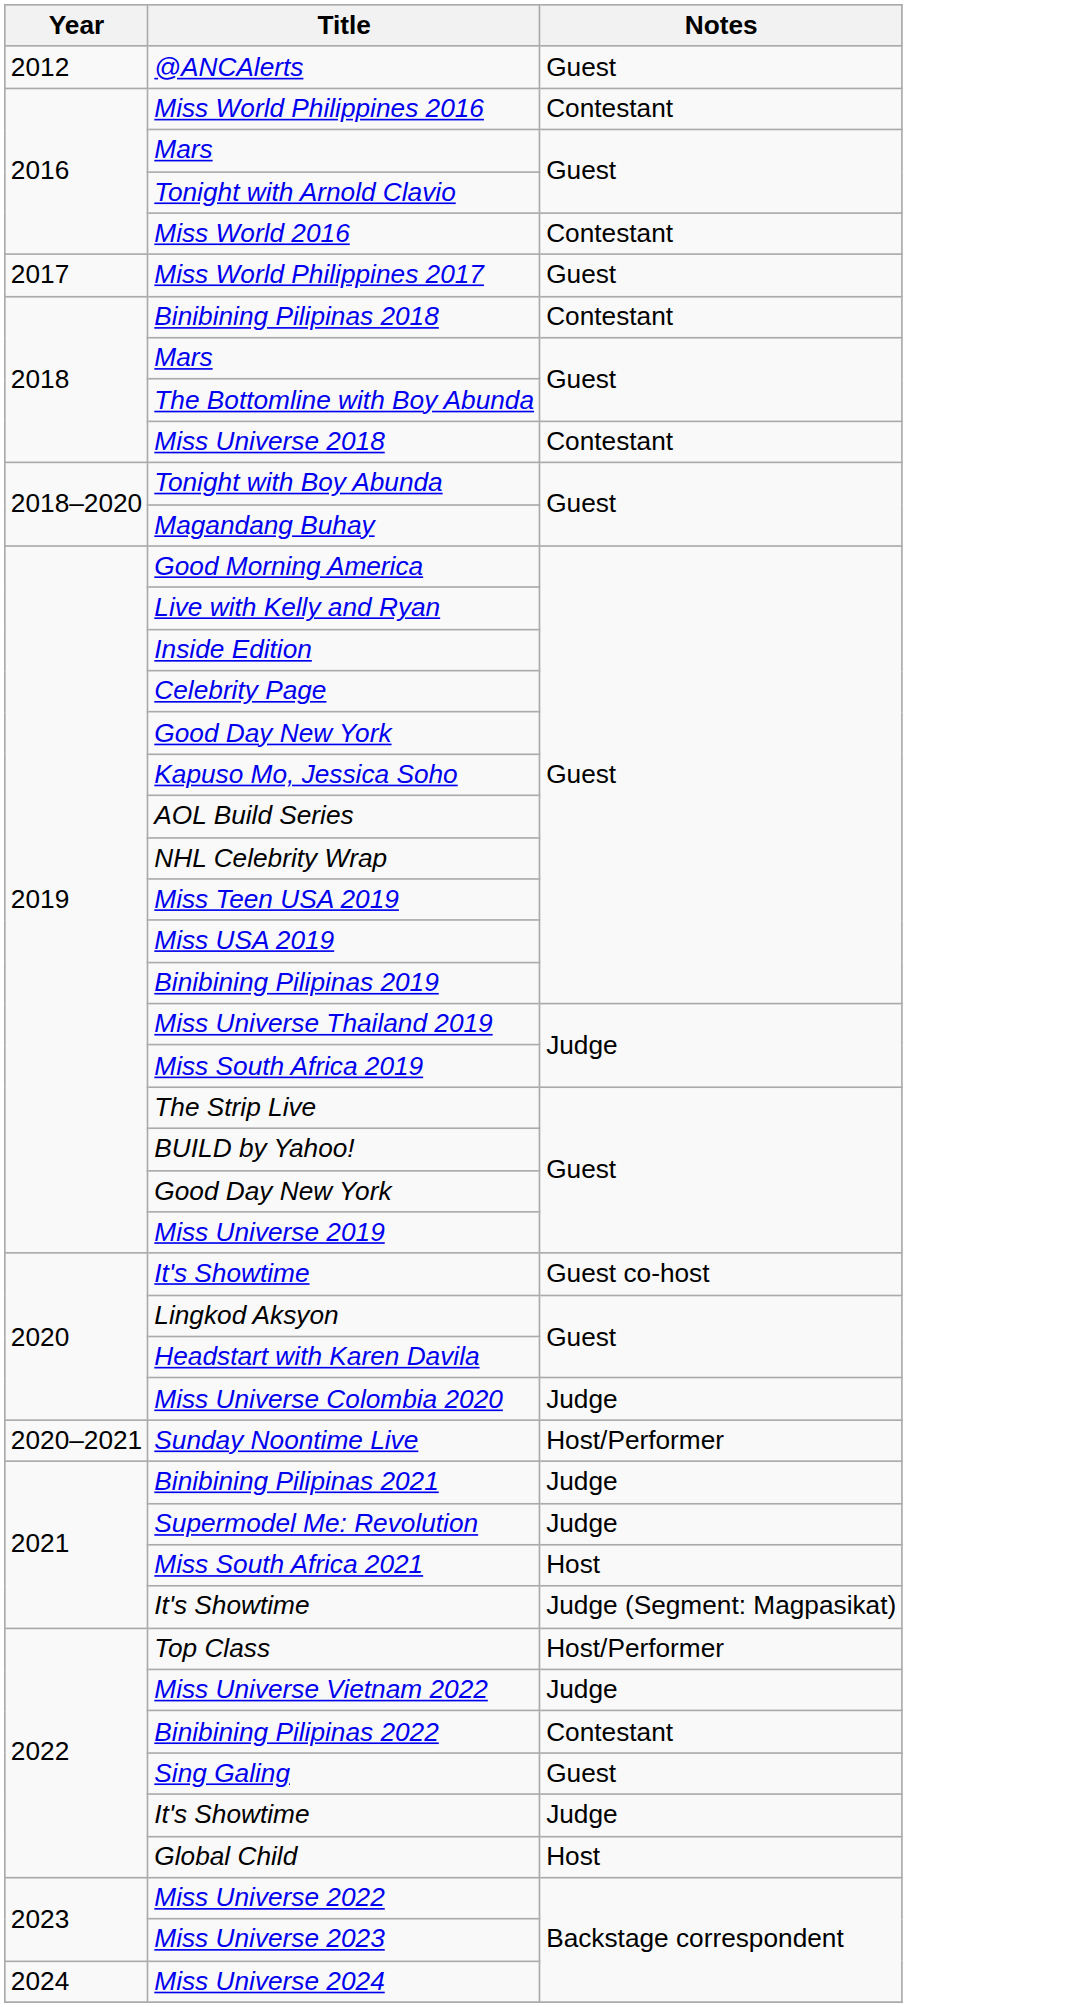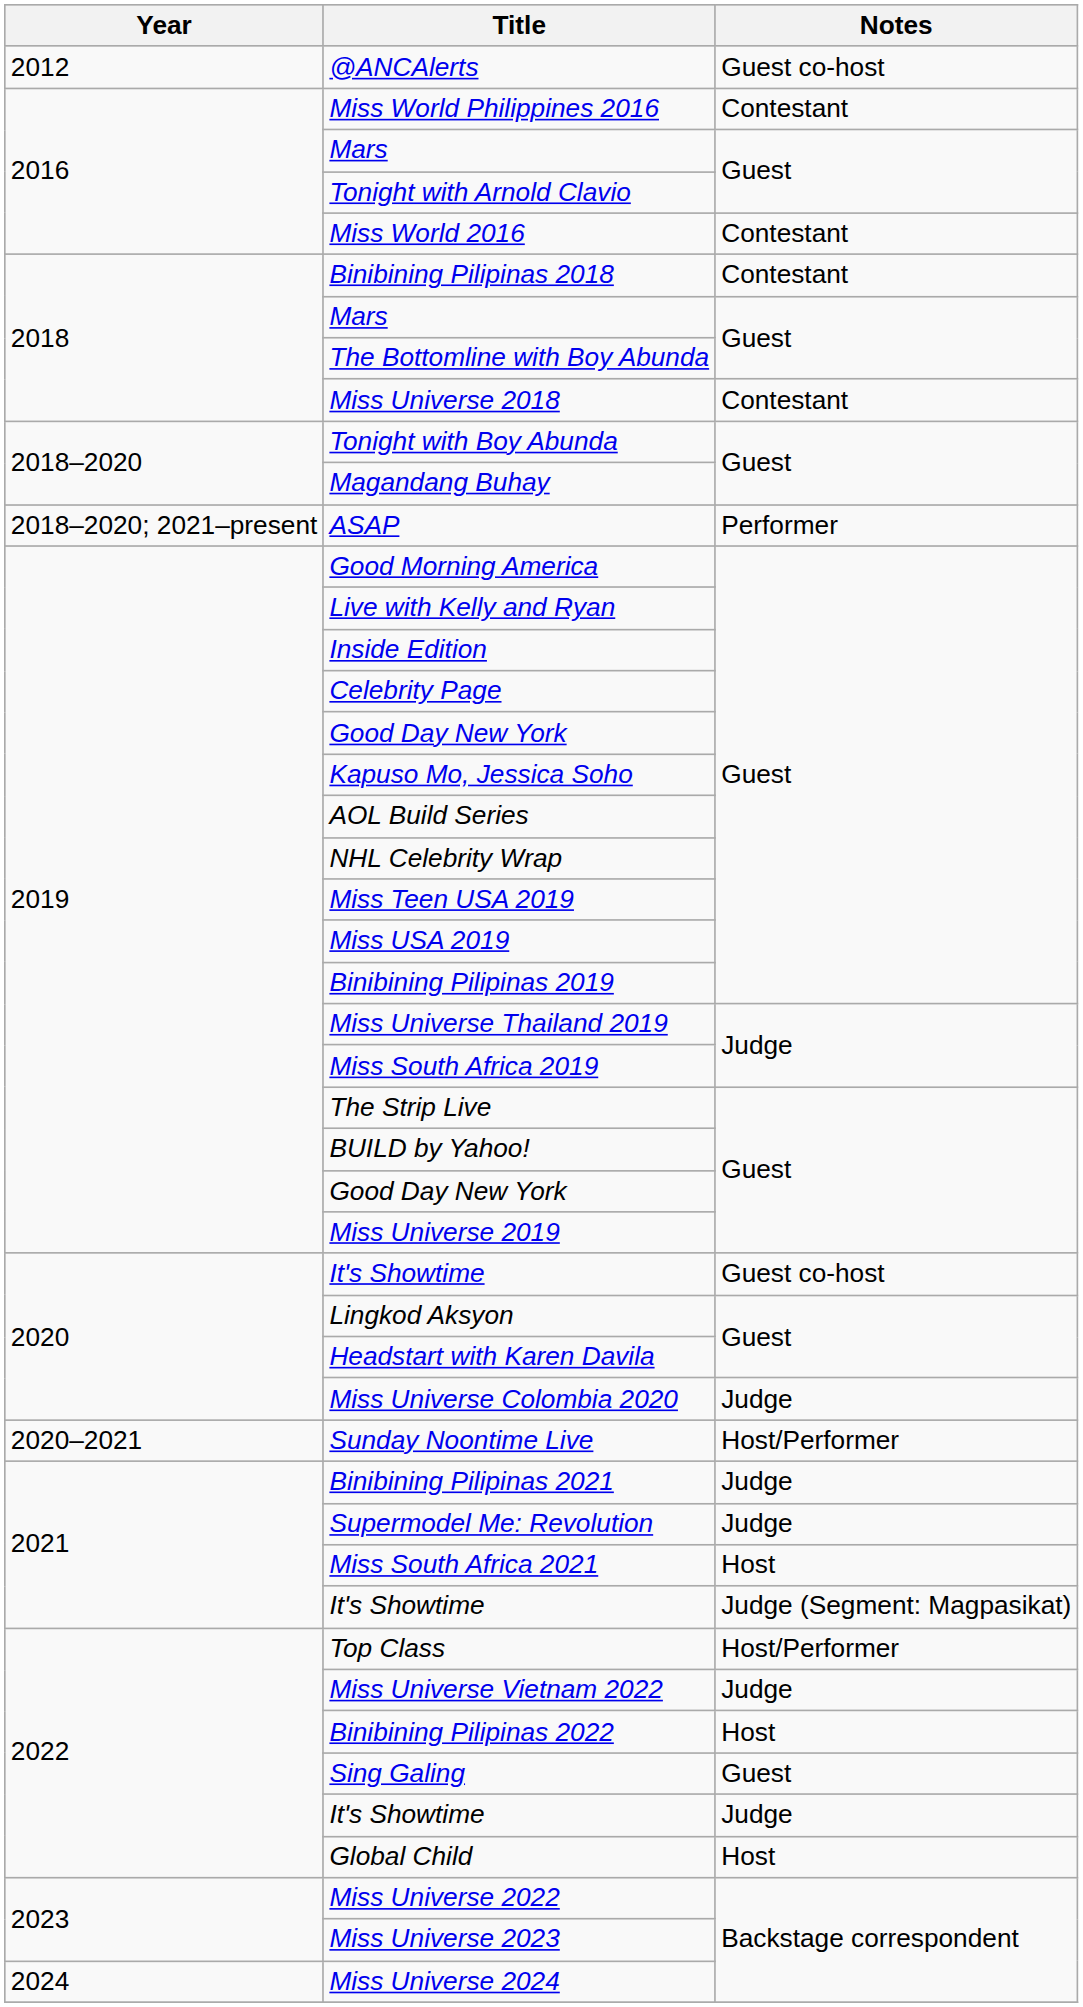(581, 66) Guest -> (803, 66) Guest co-host
- row: (40, 274)
+ row: (164, 524)
(610, 1731) Contestant -> (748, 1731) Host
